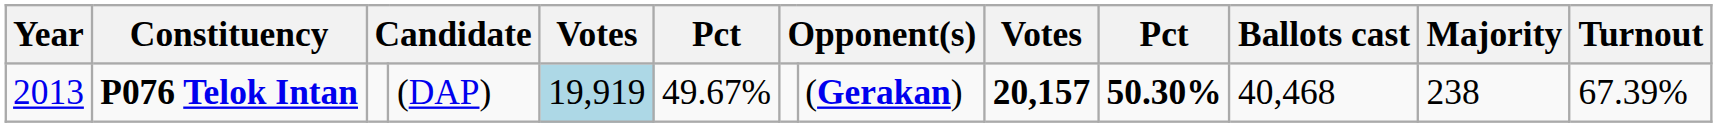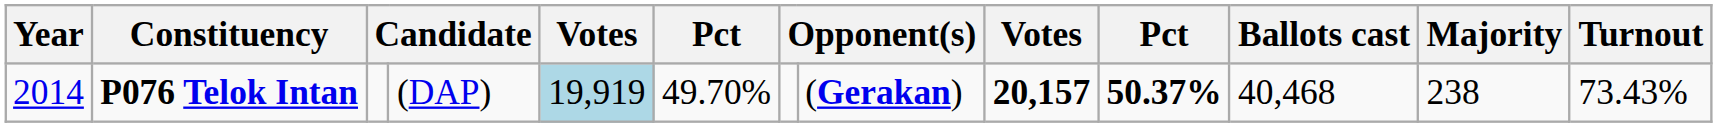(48, 92) 2013 -> (48, 92) 2014
(717, 92) 49.67% -> (717, 92) 49.70%
(1164, 92) 50.30% -> (1164, 92) 50.37%
(1633, 92) 67.39% -> (1633, 92) 73.43%
